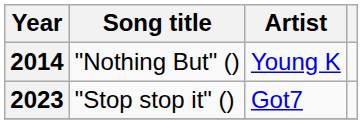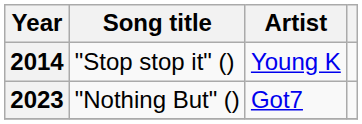(157, 61) "Nothing But" () -> (155, 61) "Stop stop it" ()
(155, 99) "Stop stop it" () -> (157, 99) "Nothing But" ()
